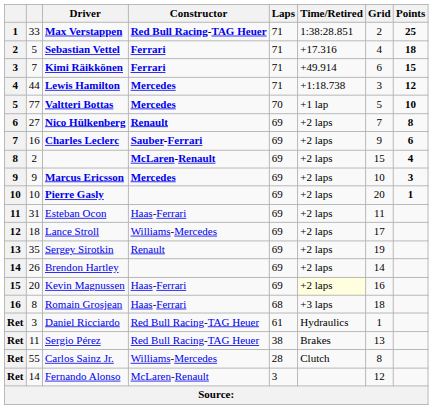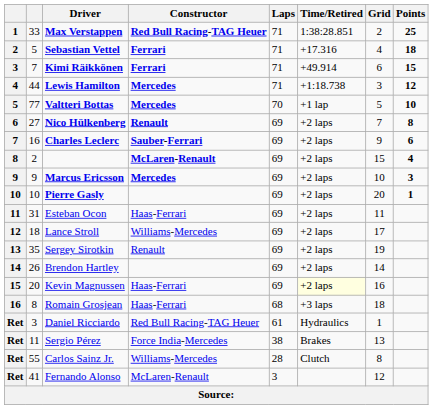(195, 340) Red Bull Racing-TAG Heuer -> (179, 340) Force India-Mercedes
(34, 376) 14 -> (34, 376) 41
